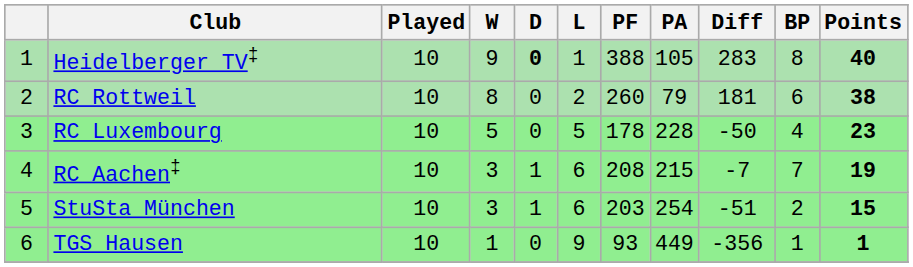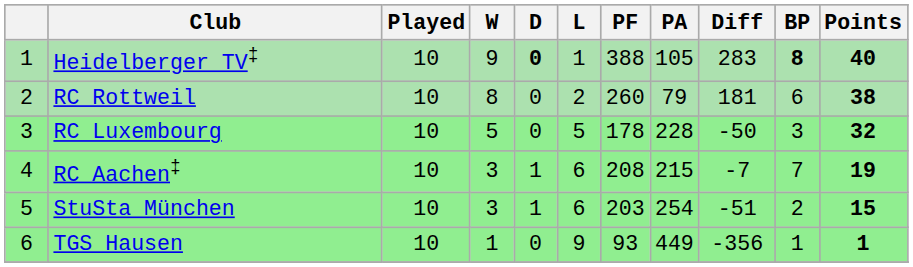(797, 60) normal -> (797, 60) bold
(797, 133) 4 -> (797, 133) 3
(863, 133) 23 -> (863, 133) 32
